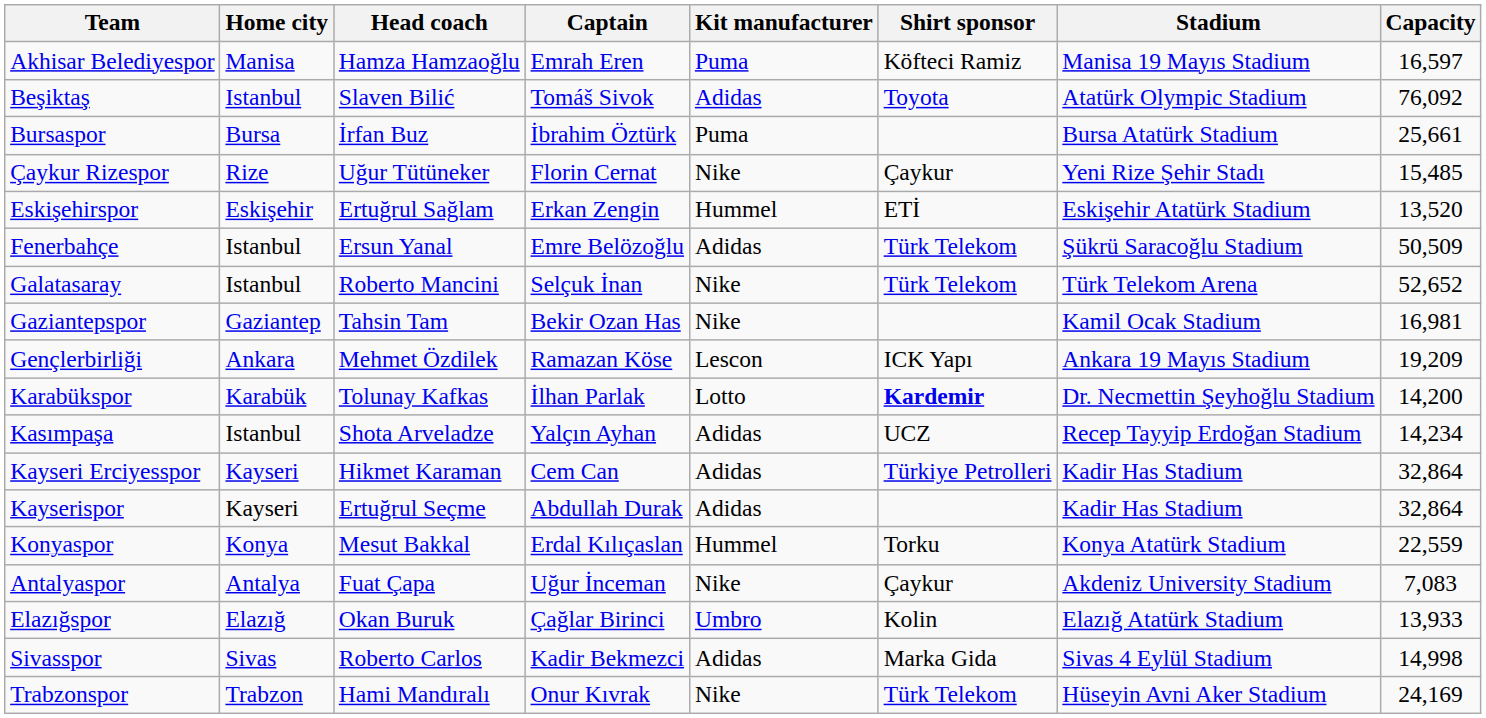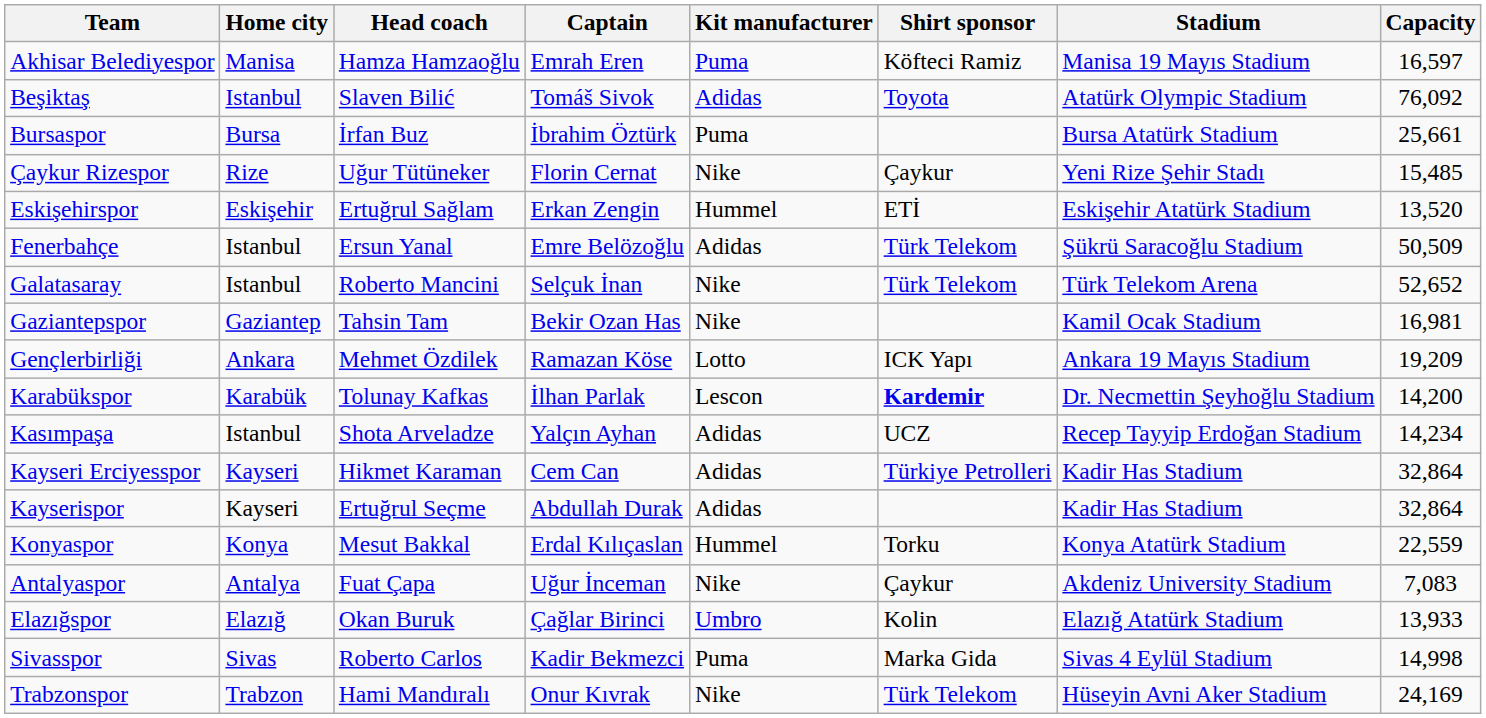(729, 358) Lescon -> (720, 358) Lotto
(720, 396) Lotto -> (729, 396) Lescon
(728, 657) Adidas -> (722, 657) Puma
